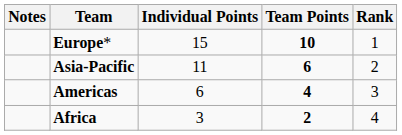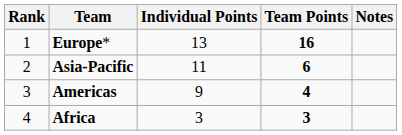columns swapped: (375, 17) <-> (27, 17)
(200, 42) 15 -> (199, 42) 13
(307, 42) 10 -> (306, 42) 16
(200, 92) 6 -> (199, 92) 9
(307, 117) 2 -> (306, 117) 3
